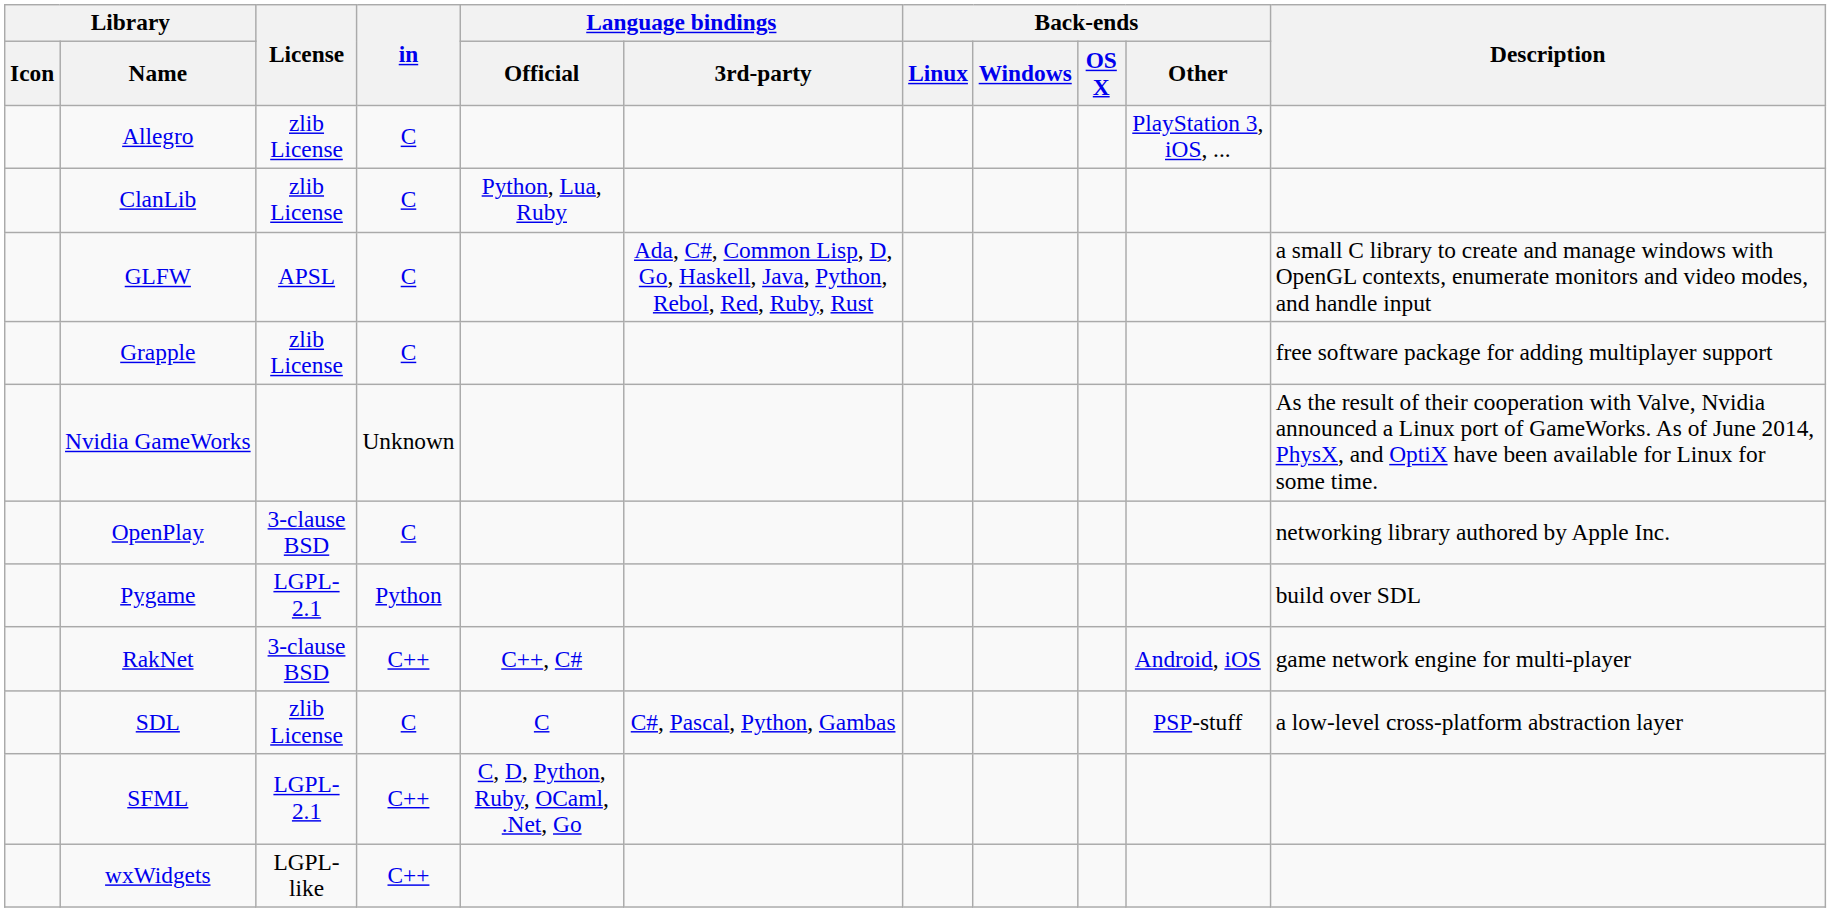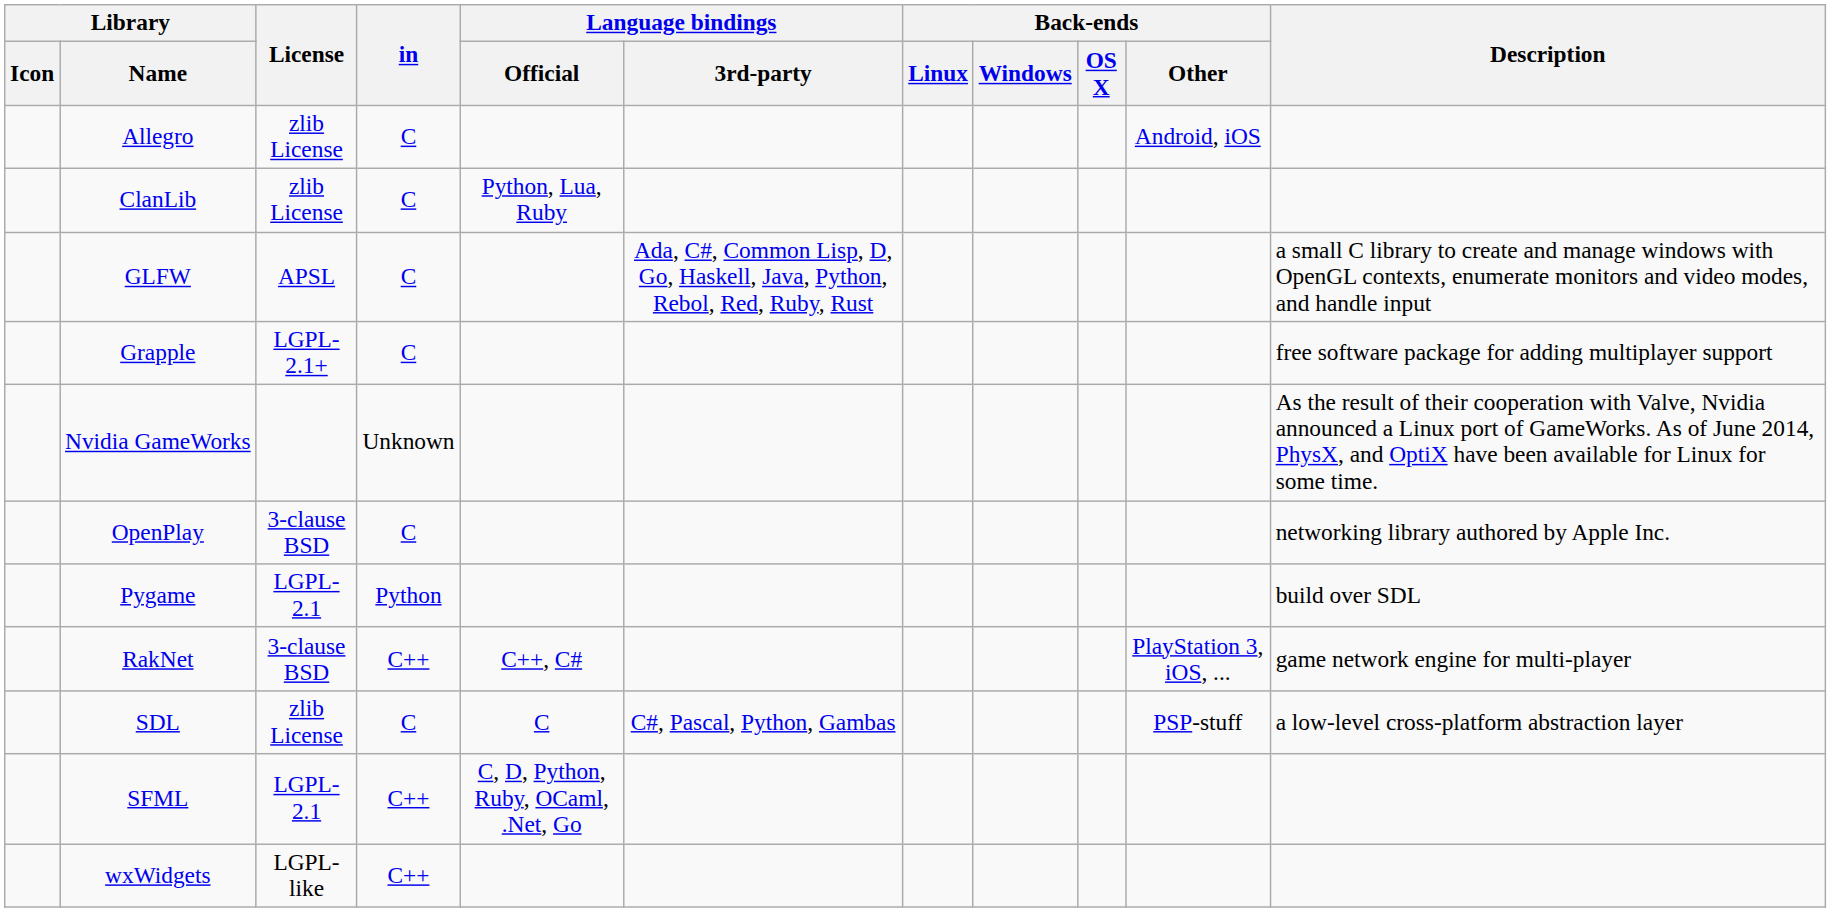(1198, 136) PlayStation 3, iOS, ... -> (1198, 136) Android, iOS
(307, 352) zlib License -> (307, 352) LGPL-2.1+
(1198, 658) Android, iOS -> (1198, 658) PlayStation 3, iOS, ...
